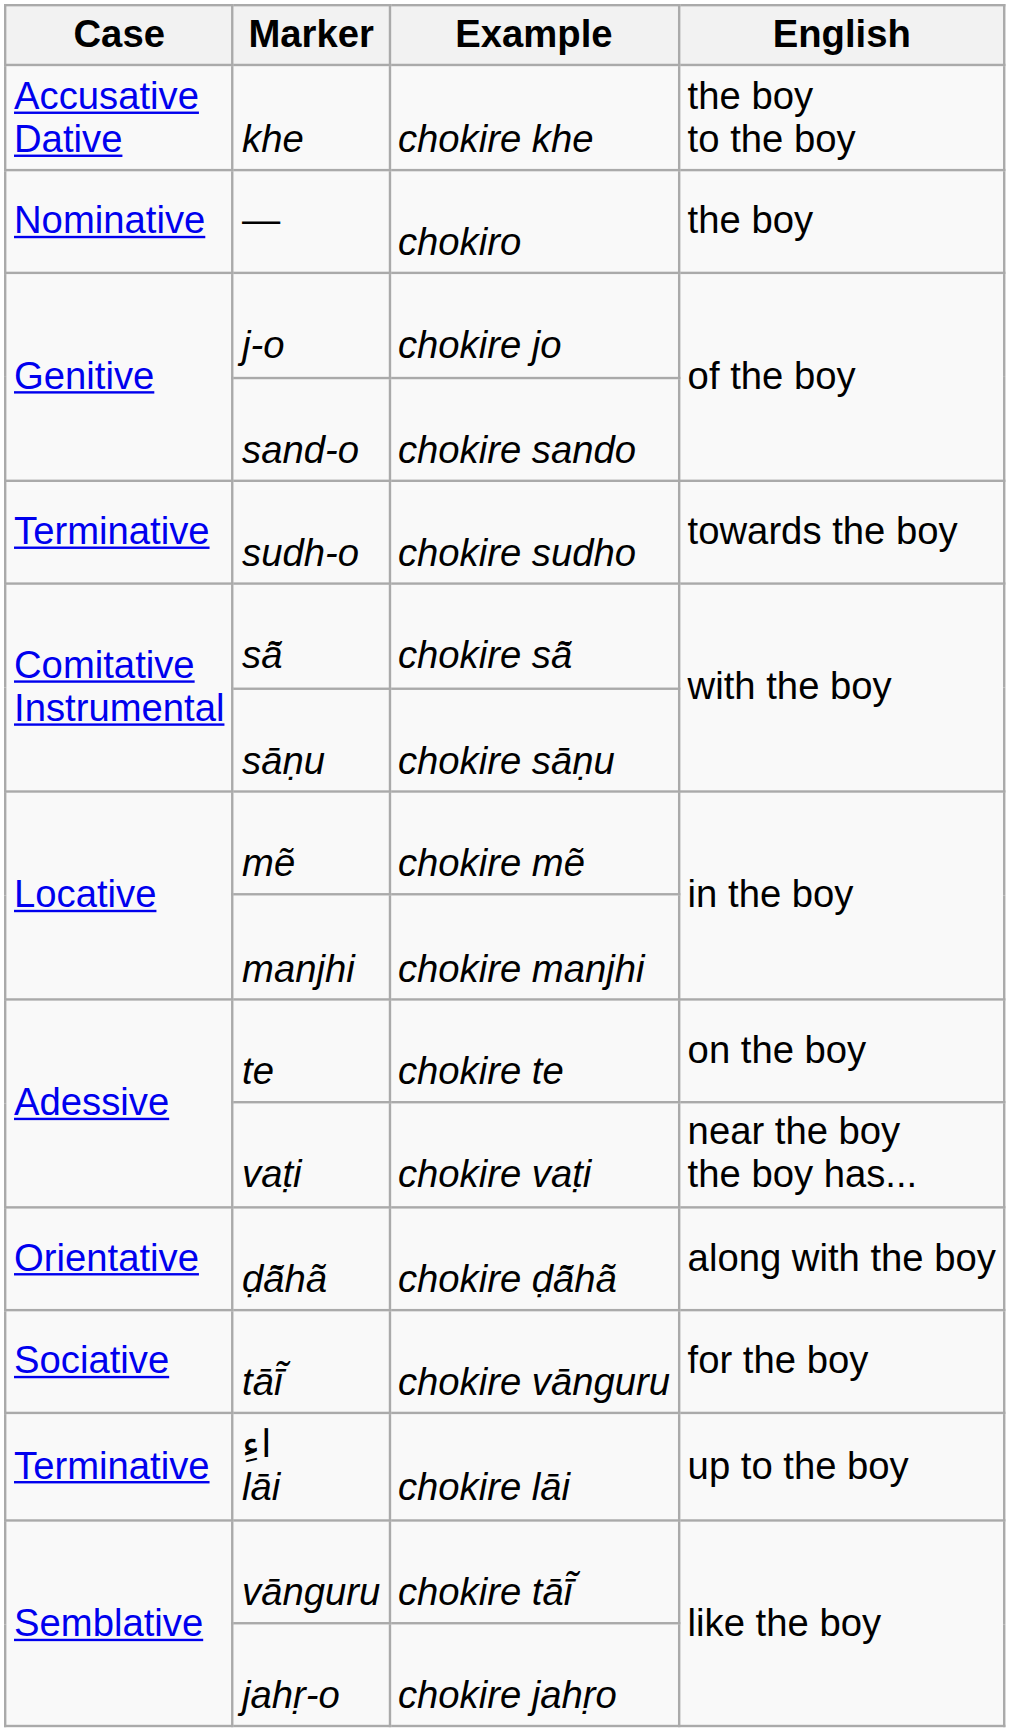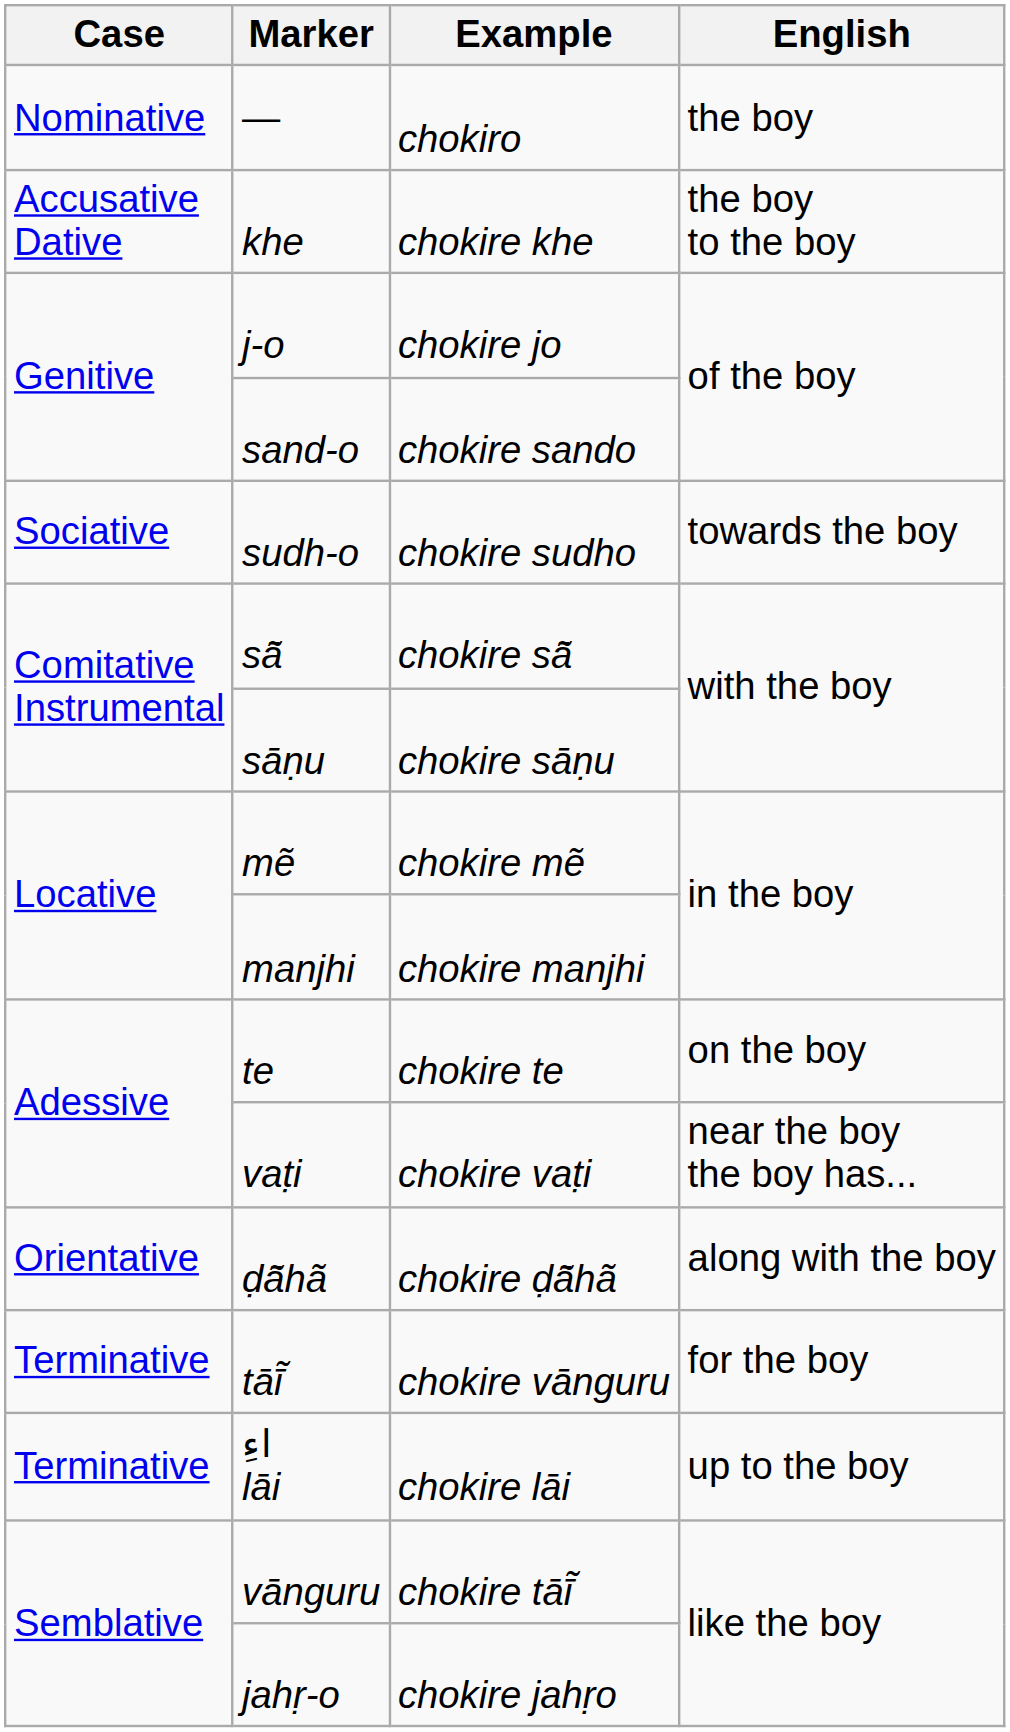rows swapped: (261, 220) <-> (273, 138)
(112, 531) Terminative -> (92, 531) Sociative
(92, 1360) Sociative -> (112, 1360) Terminative
